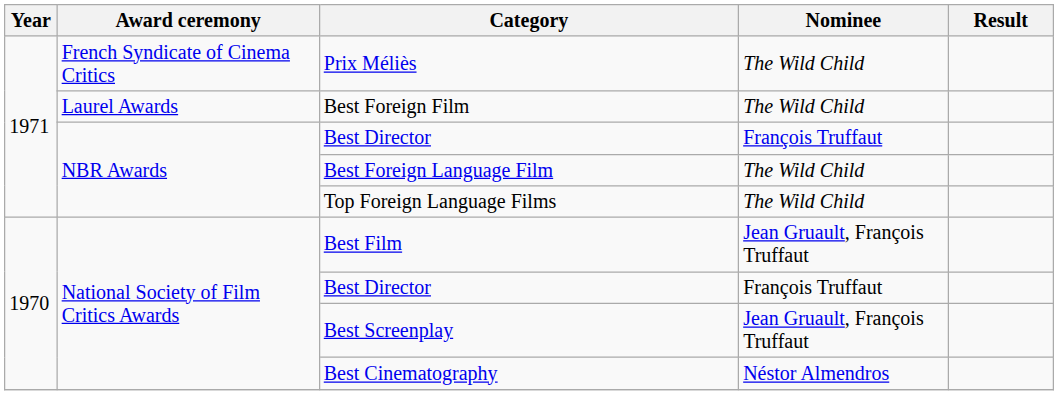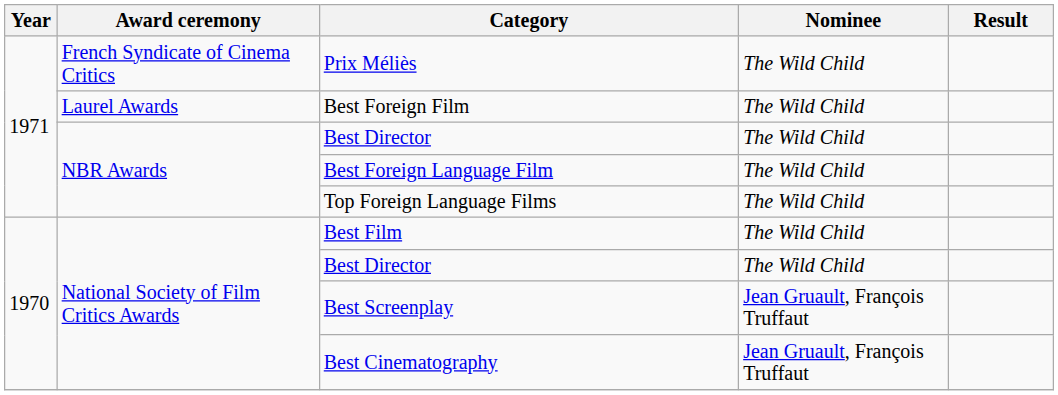(813, 138) François Truffaut -> (804, 138) The Wild Child
(833, 244) Jean Gruault, François Truffaut -> (804, 233) The Wild Child
(813, 287) François Truffaut -> (804, 264) The Wild Child
(816, 373) Néstor Almendros -> (833, 362) Jean Gruault, François Truffaut
